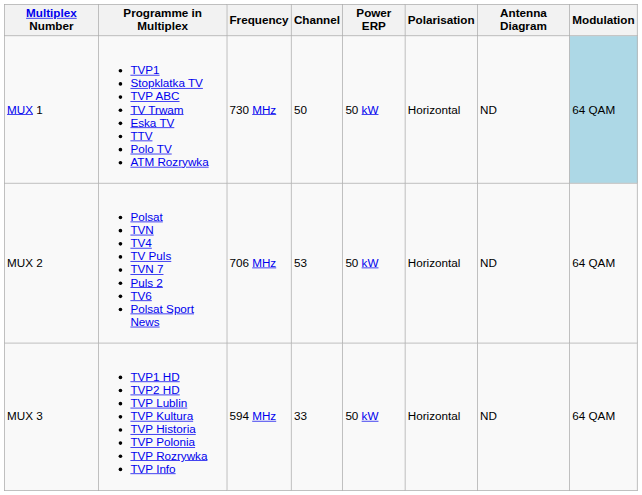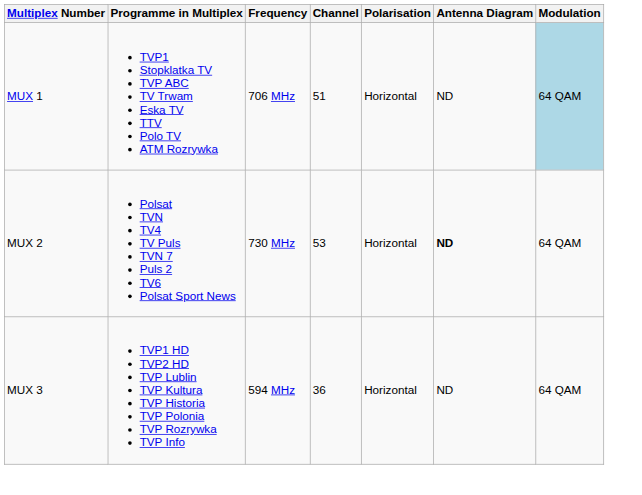- column: (374, 20)
(253, 109) 730 MHz -> (272, 96) 706 MHz
(300, 109) 50 -> (319, 96) 51
(253, 263) 706 MHz -> (272, 243) 730 MHz
(488, 263) normal -> (445, 243) bold
(300, 416) 33 -> (319, 390) 36
